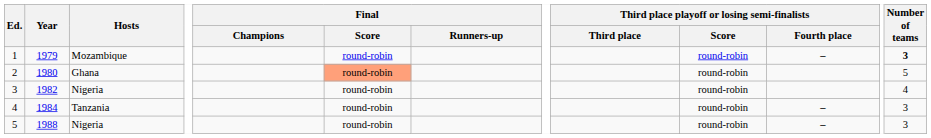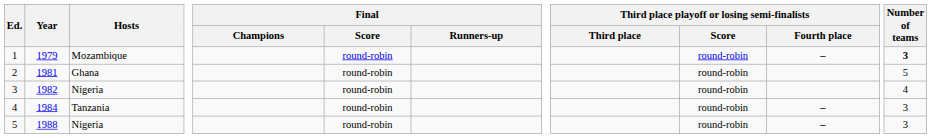(47, 73) 1980 -> (47, 73) 1981
(368, 73) lightsalmon background -> (368, 73) no background
